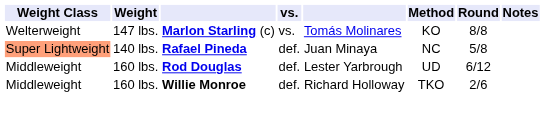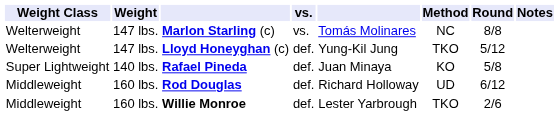(431, 31) KO -> (445, 31) NC
+ row: (226, 49)
(58, 49) lightsalmon background -> (58, 67) no background
(431, 49) NC -> (445, 67) KO
(353, 67) Lester Yarbrough -> (368, 85) Richard Holloway
(354, 85) Richard Holloway -> (368, 103) Lester Yarbrough
